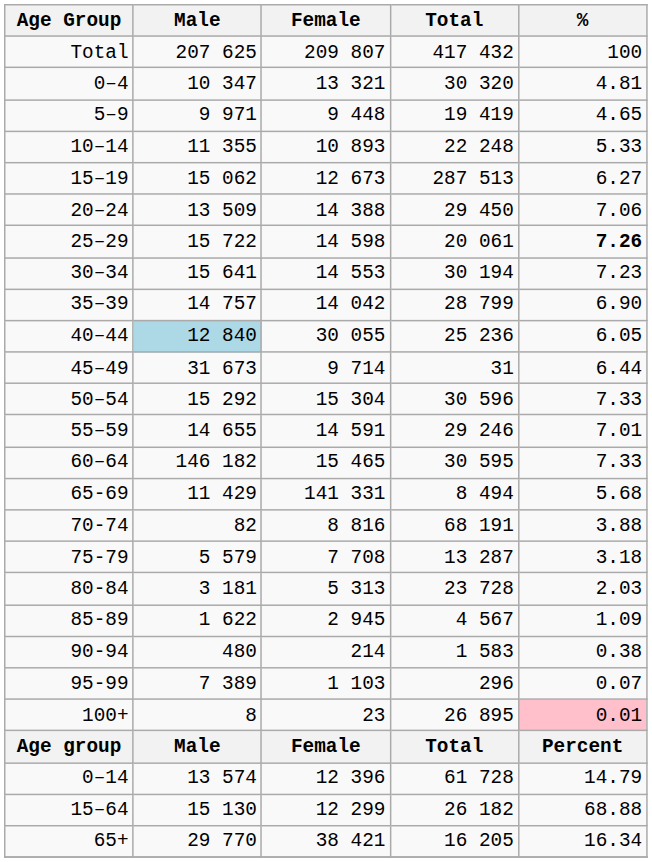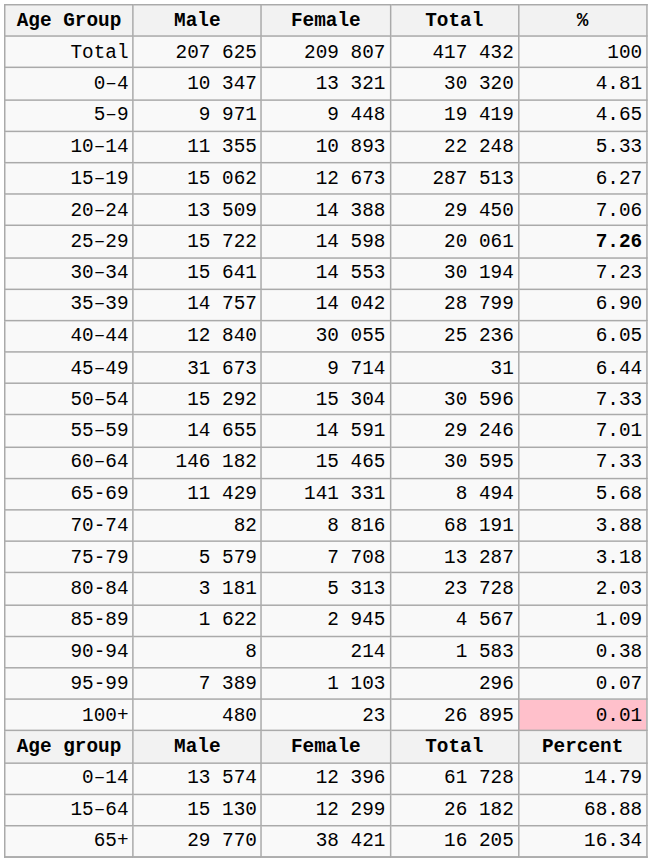(222, 336) lightblue background -> (222, 336) no background
(240, 652) 480 -> (251, 652) 8
(251, 715) 8 -> (240, 715) 480
